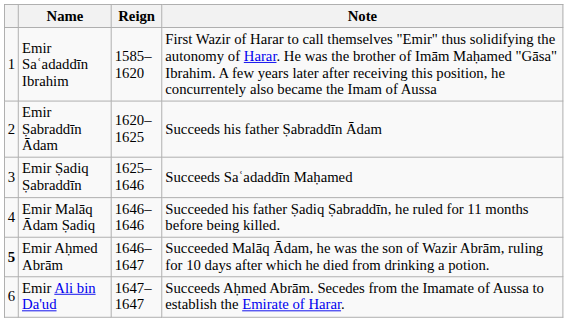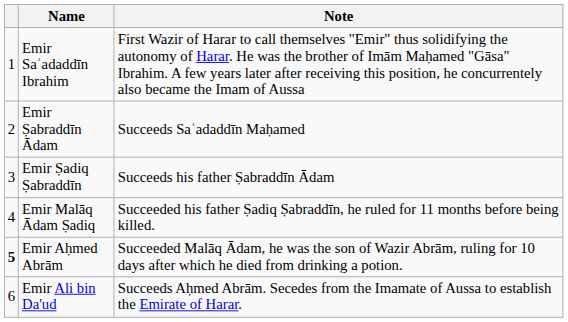- column: (137, 16)
(274, 129) Succeeds his father Ṣabraddīn Ādam -> (211, 129) Succeeds Saʿadaddīn Maḥamed
(259, 177) Succeeds Saʿadaddīn Maḥamed -> (226, 177) Succeeds his father Ṣabraddīn Ādam
